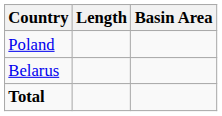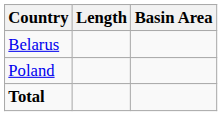rows swapped: (34, 70) <-> (31, 44)
